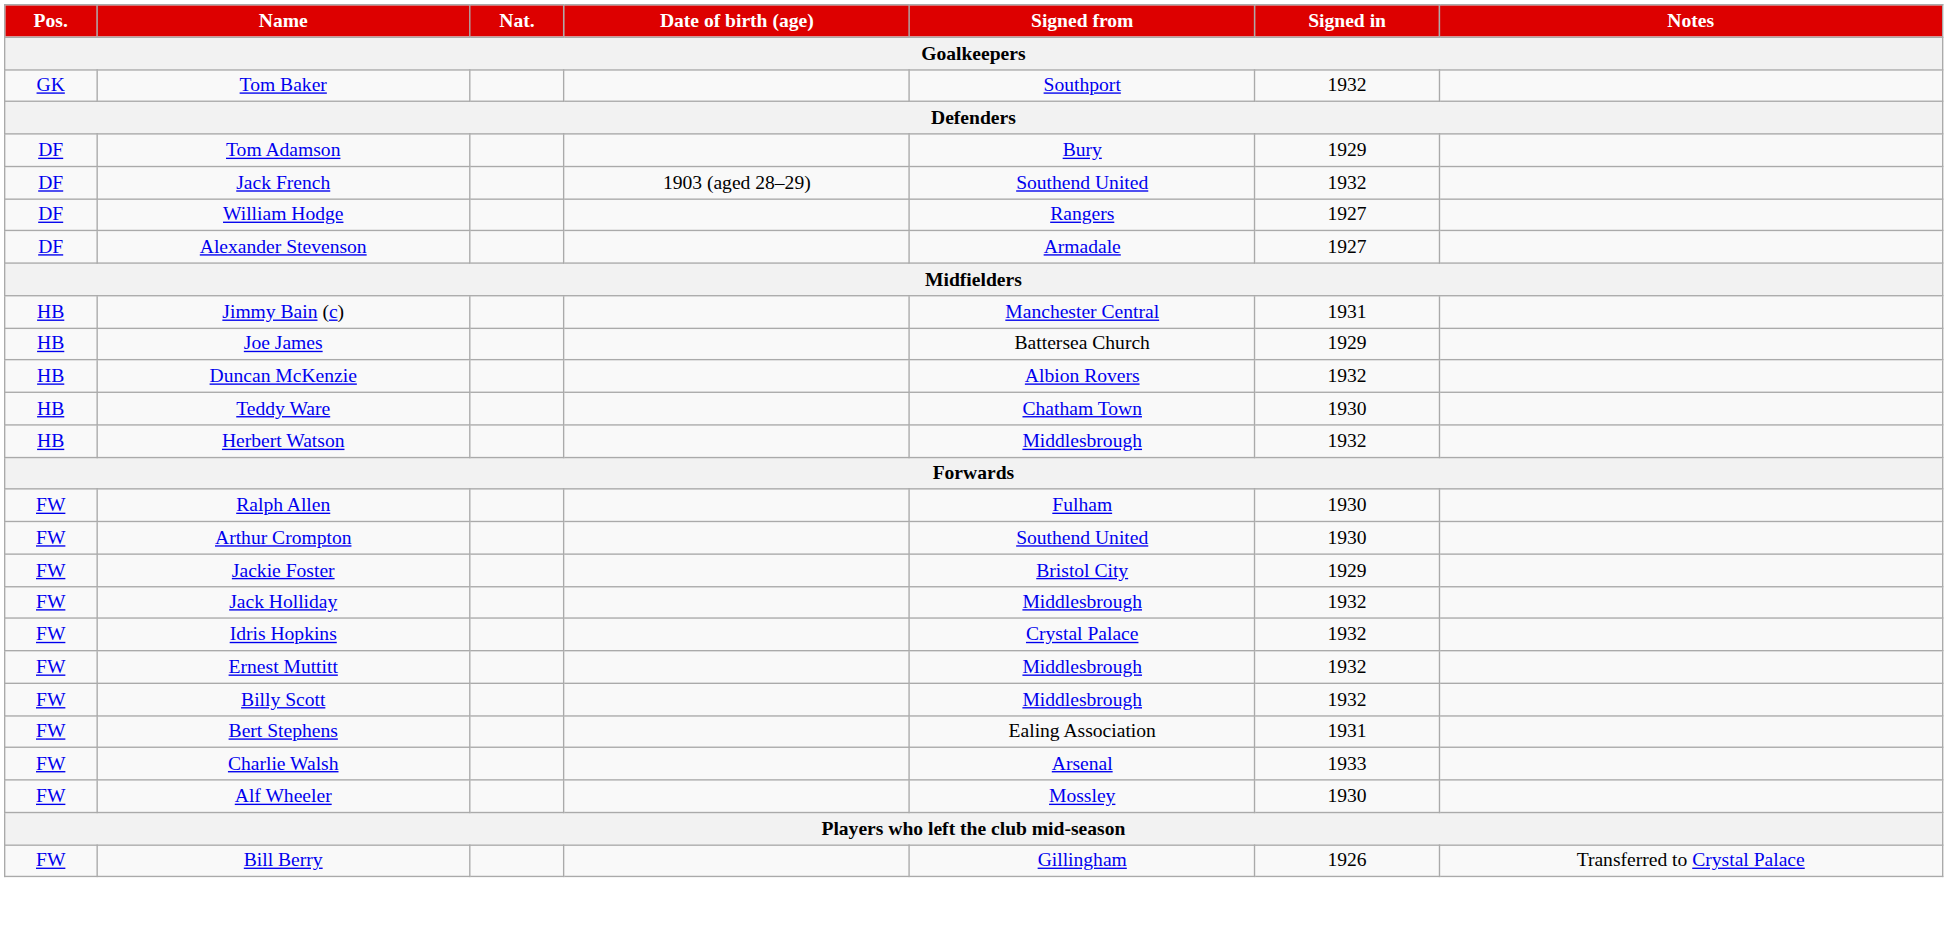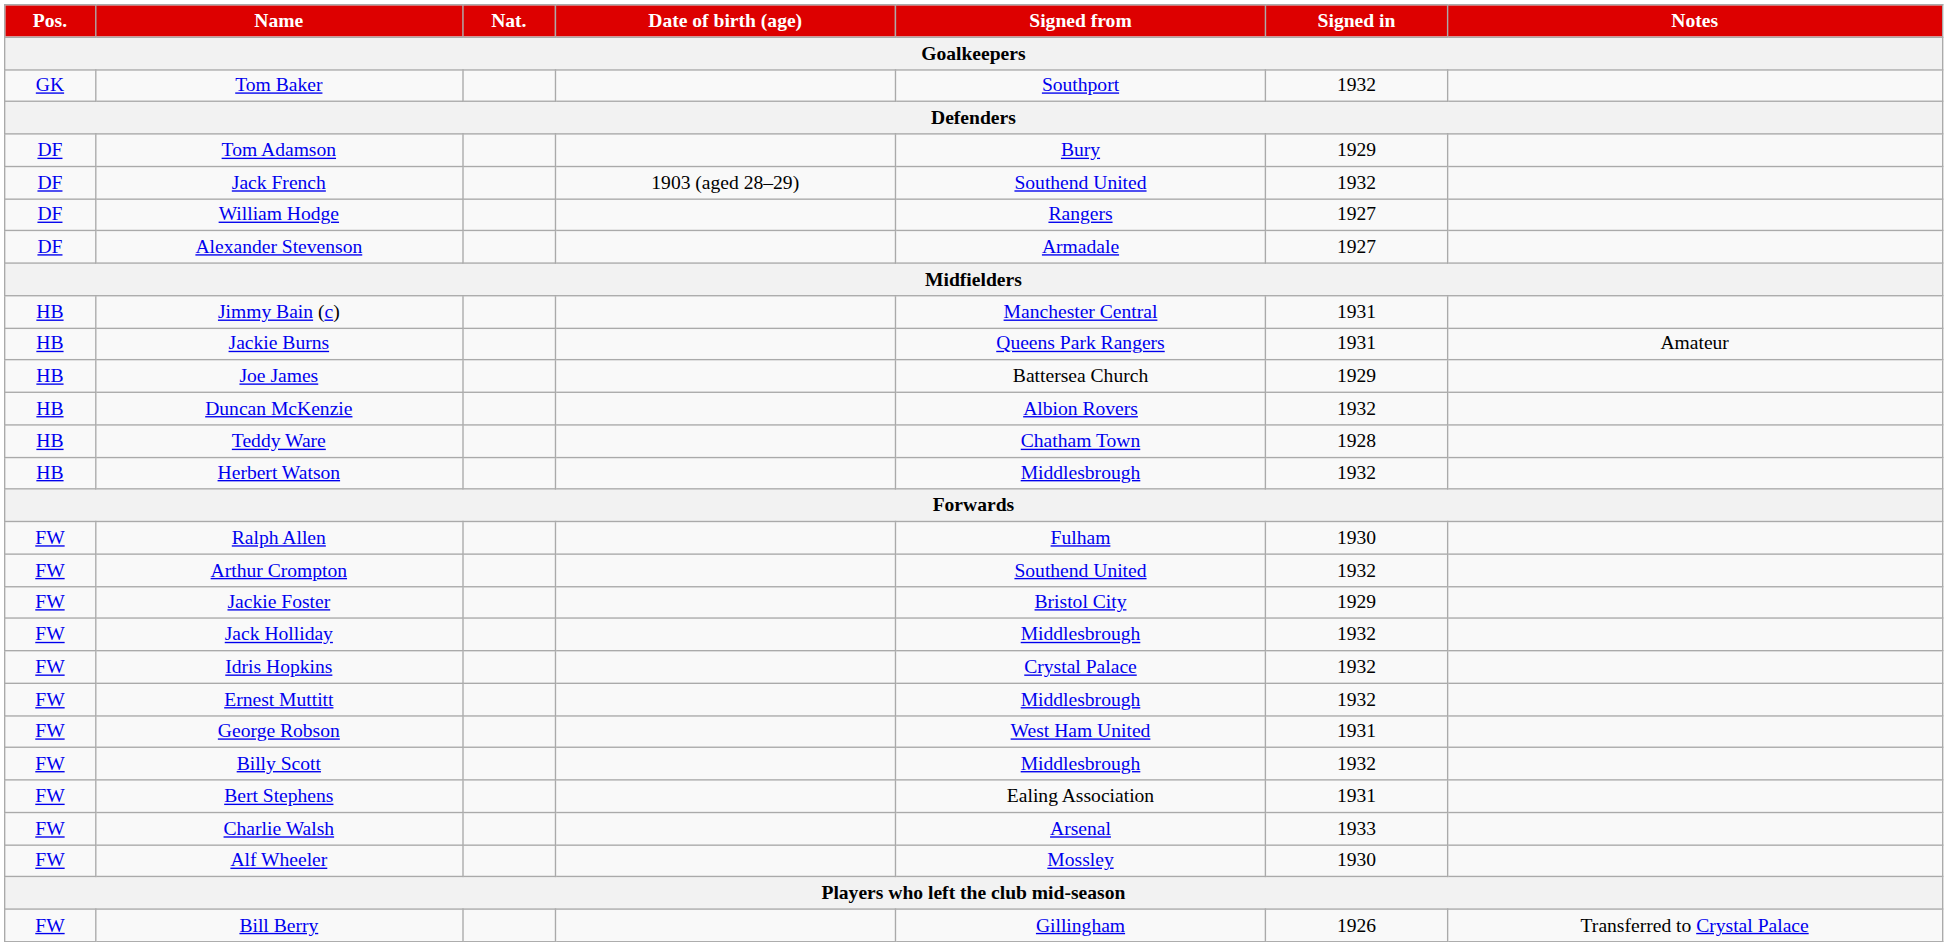+ row: (279, 344)
(1347, 408) 1930 -> (1356, 440) 1928
(1347, 537) 1930 -> (1356, 570) 1932
+ row: (279, 731)
